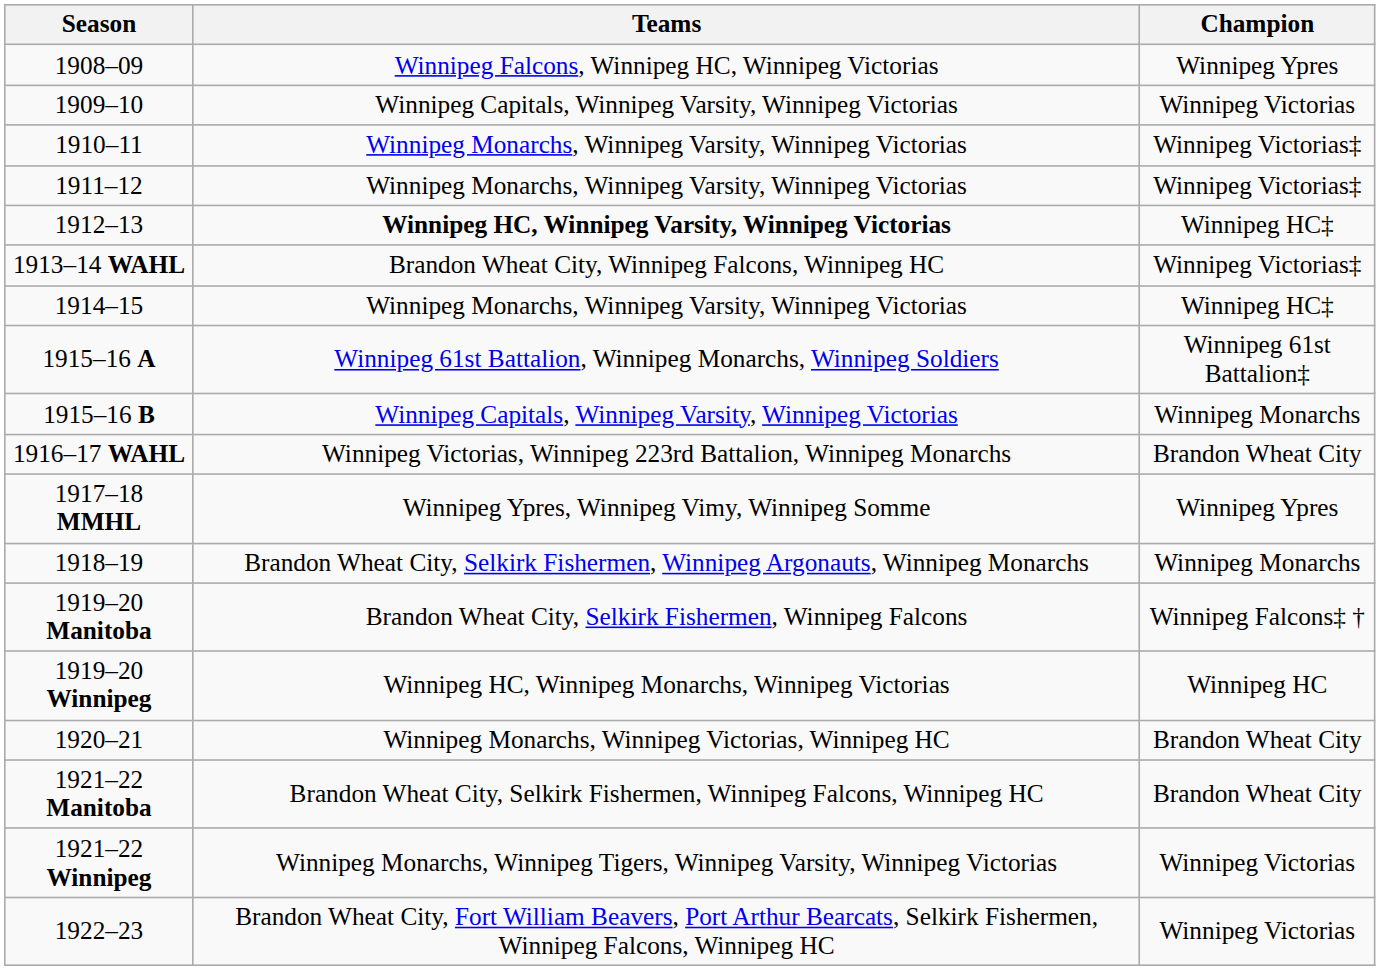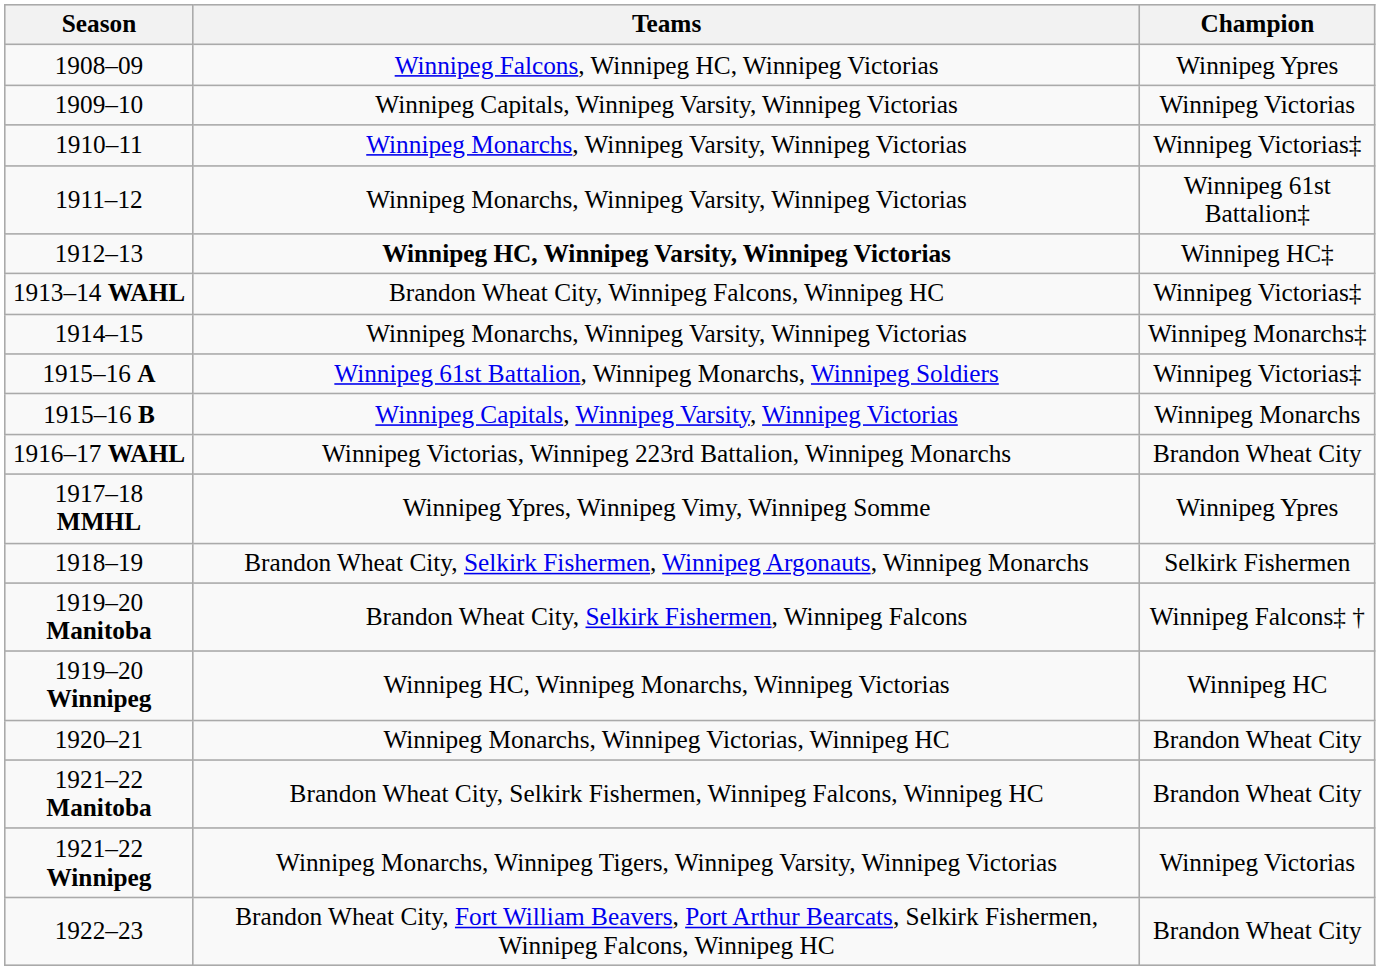(1257, 184) Winnipeg Victorias‡ -> (1257, 199) Winnipeg 61st Battalion‡
(1257, 305) Winnipeg HC‡ -> (1257, 333) Winnipeg Monarchs‡
(1257, 359) Winnipeg 61st Battalion‡ -> (1257, 373) Winnipeg Victorias‡
(1257, 562) Winnipeg Monarchs -> (1257, 562) Selkirk Fishermen
(1257, 931) Winnipeg Victorias -> (1257, 931) Brandon Wheat City
